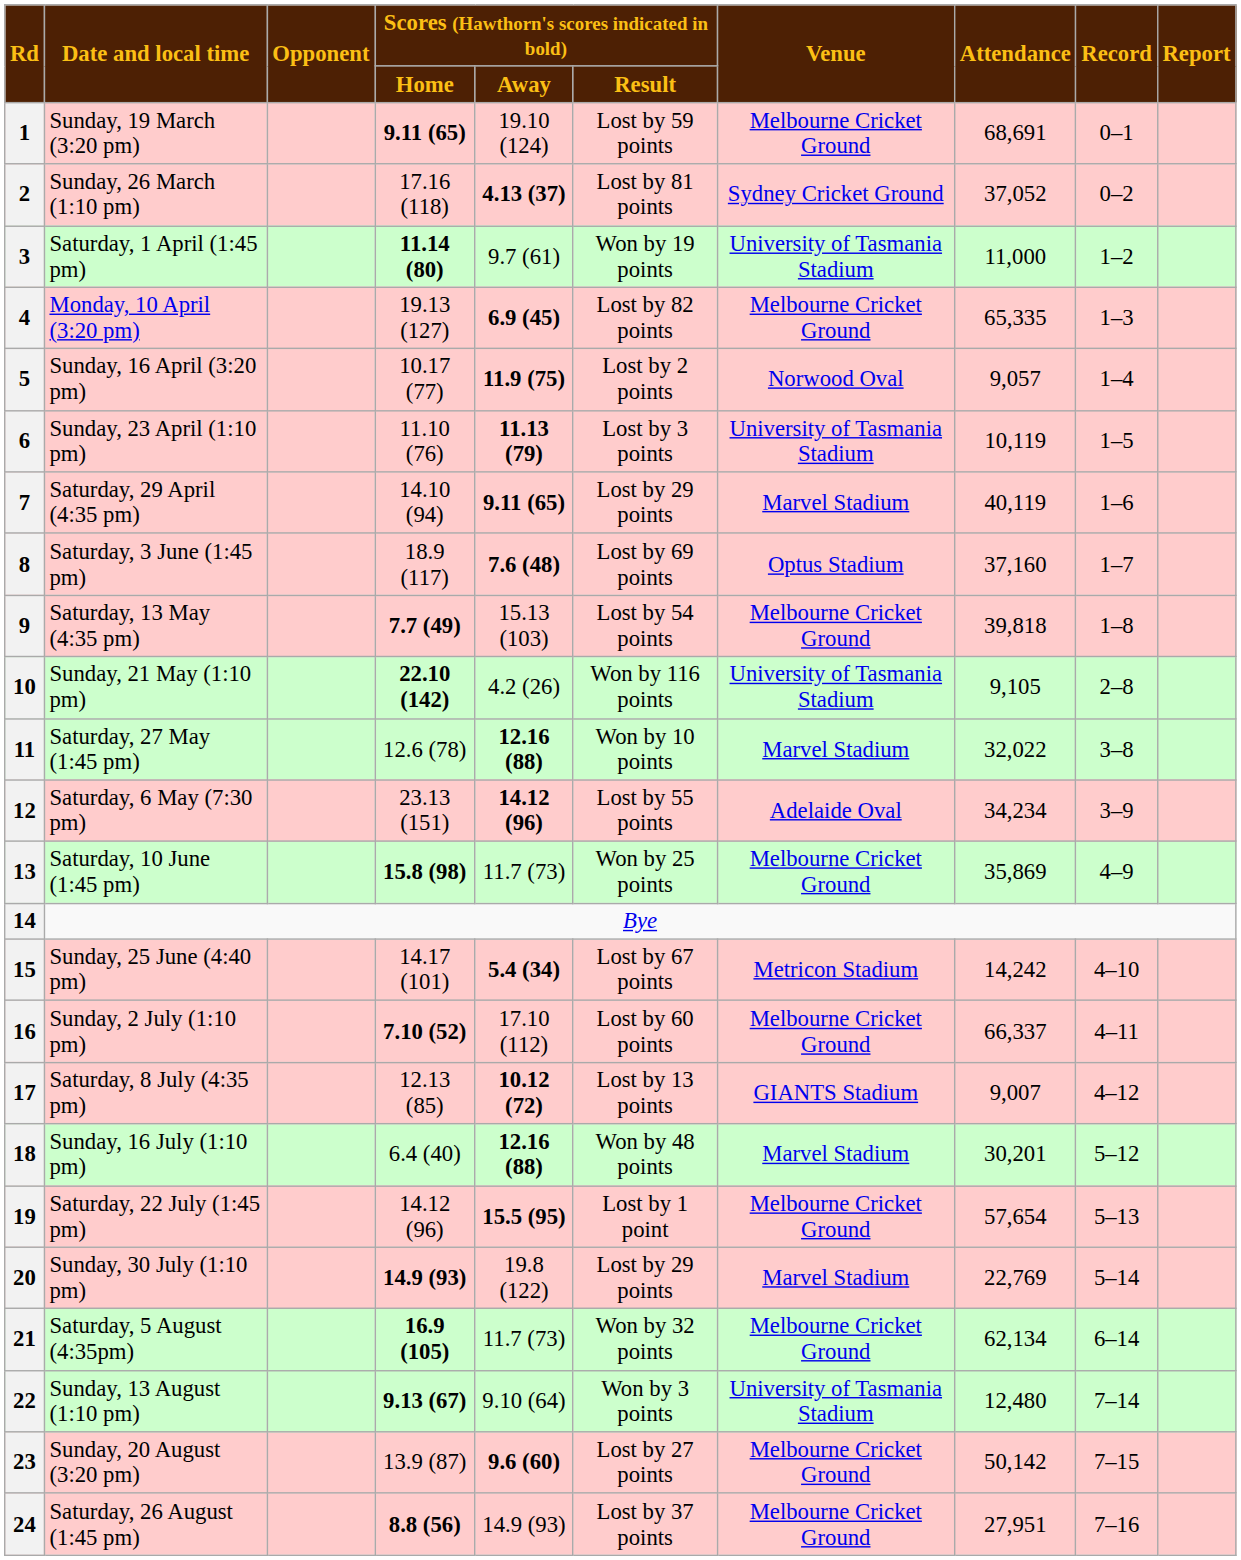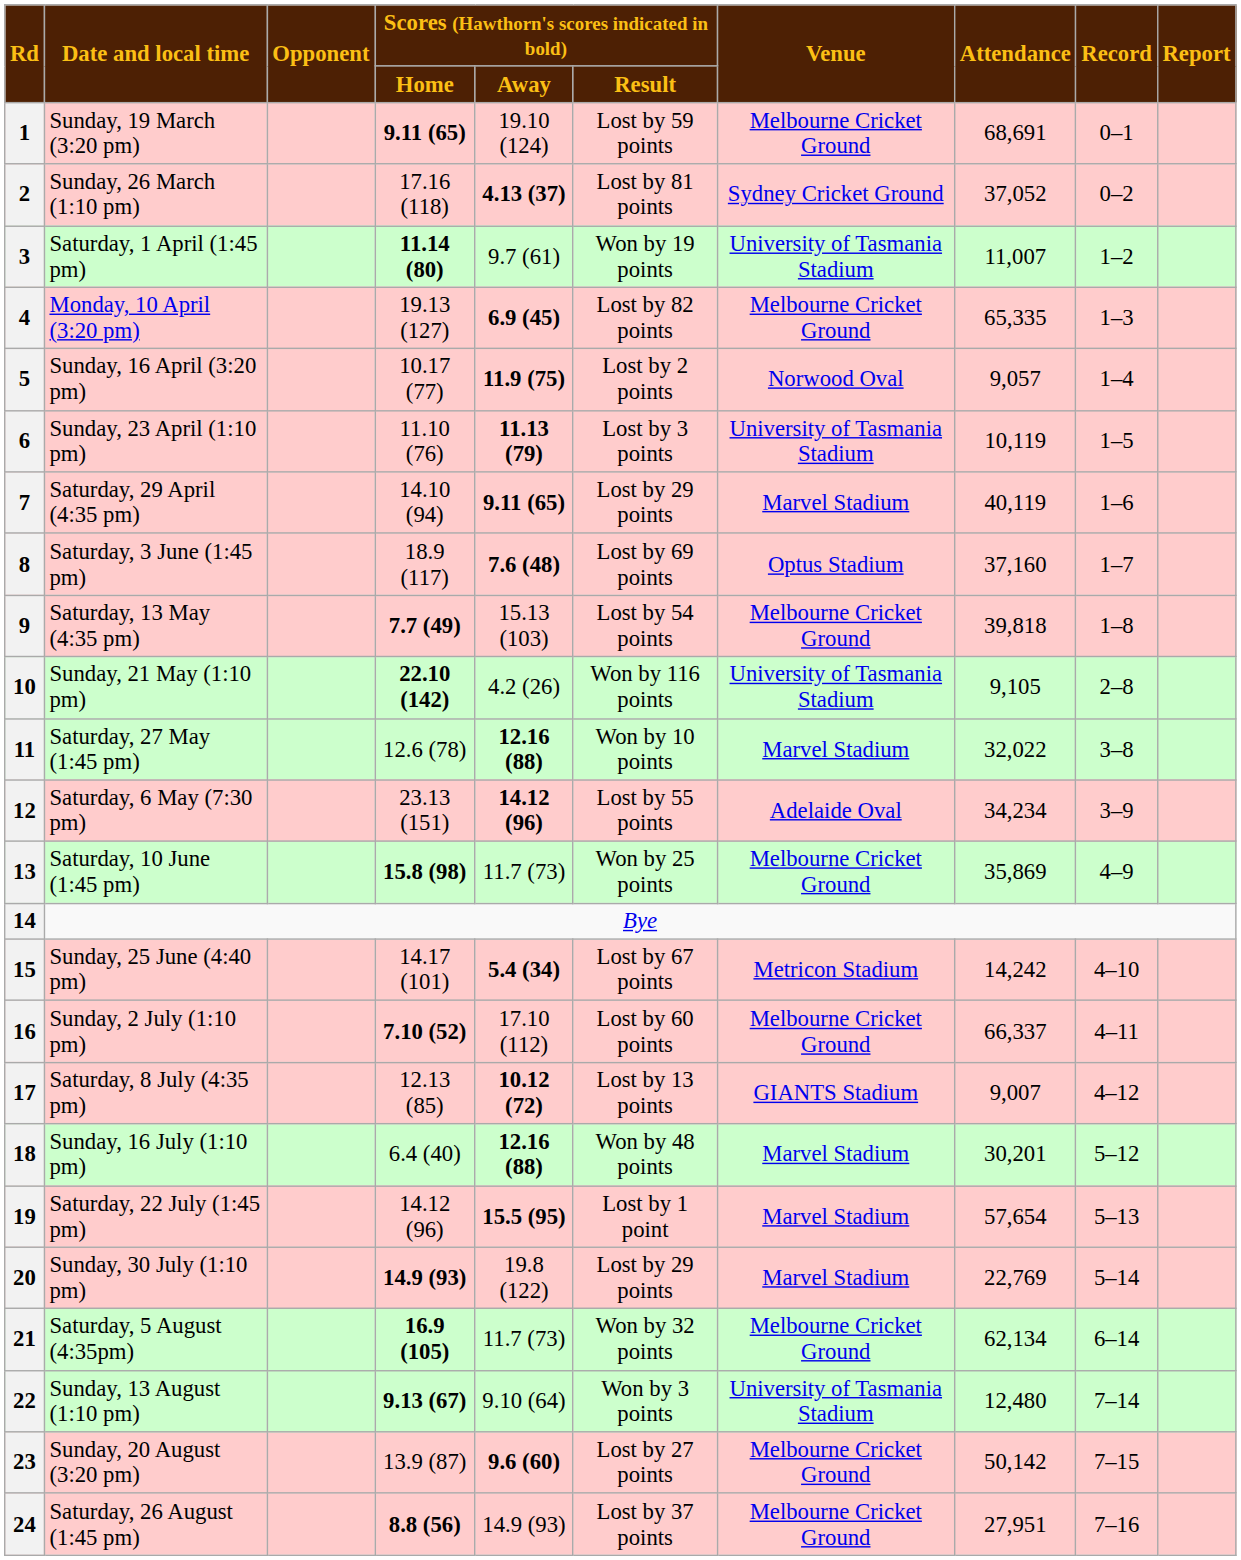(1015, 256) 11,000 -> (1015, 256) 11,007
(836, 1216) Melbourne Cricket Ground -> (836, 1216) Marvel Stadium
